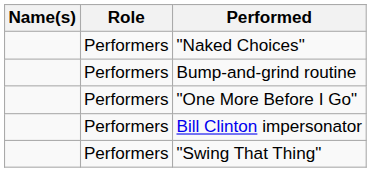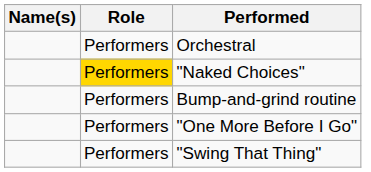+ row: (216, 45)
(126, 45) no background -> (126, 72) gold background
- row: (269, 126)
